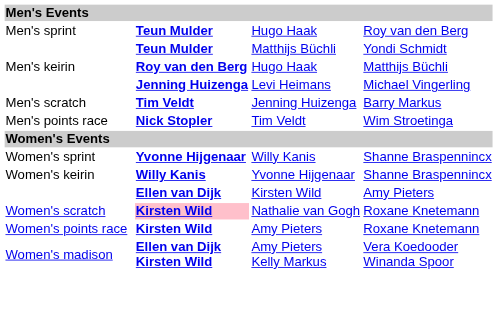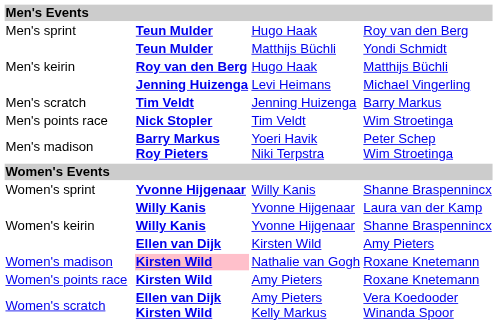+ row: (288, 146)
+ row: (303, 208)
(55, 211) Women's scratch -> (59, 262) Women's madison
(59, 254) Women's madison -> (55, 305) Women's scratch
